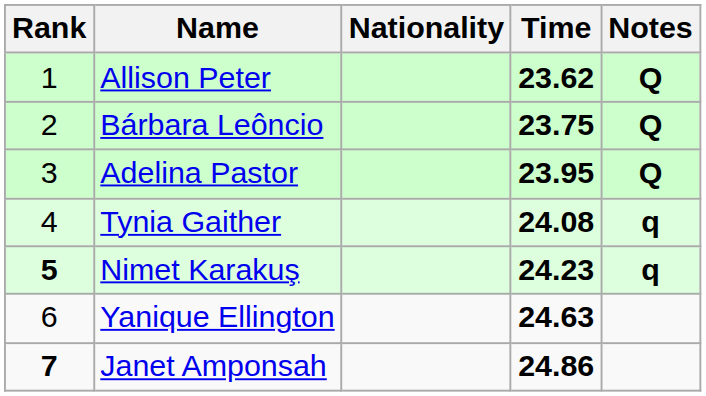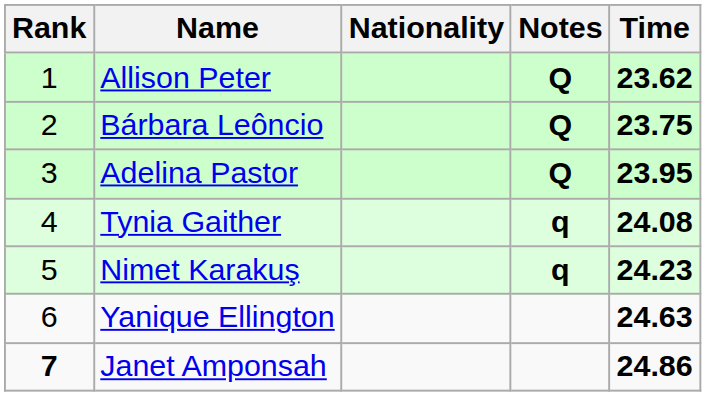columns swapped: (556, 28) <-> (650, 28)
(49, 269) bold -> (49, 269) normal
